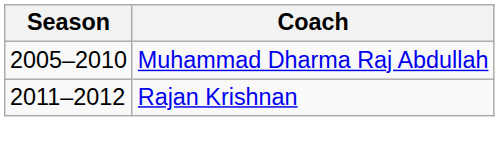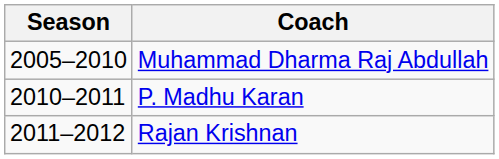+ row: (221, 97)
